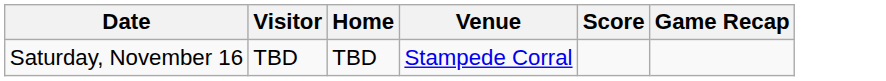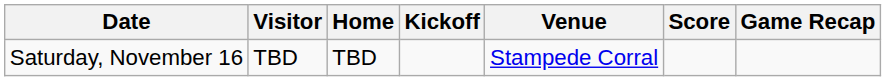+ column: (442, 22)
